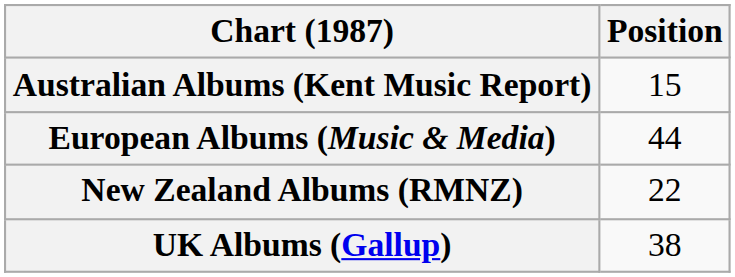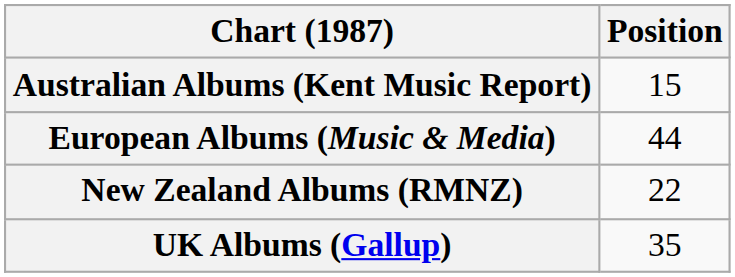(665, 244) 38 -> (665, 244) 35
